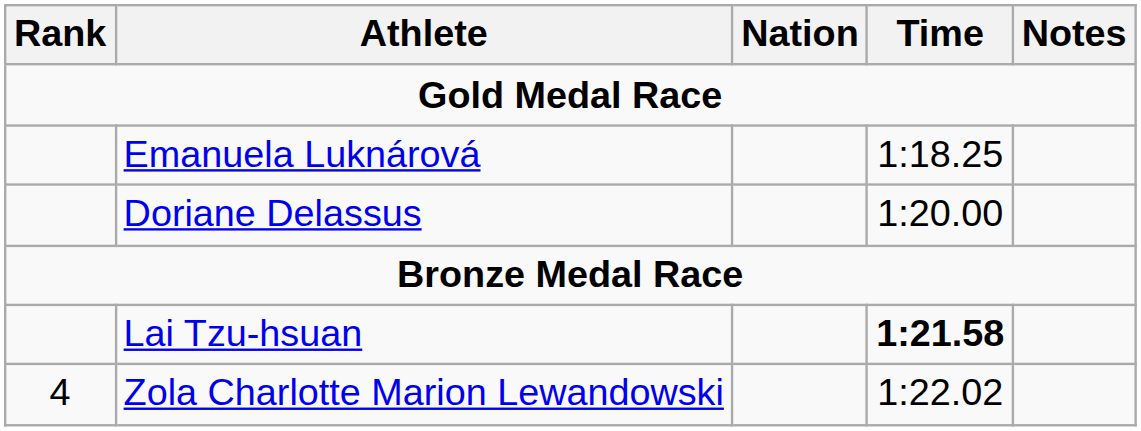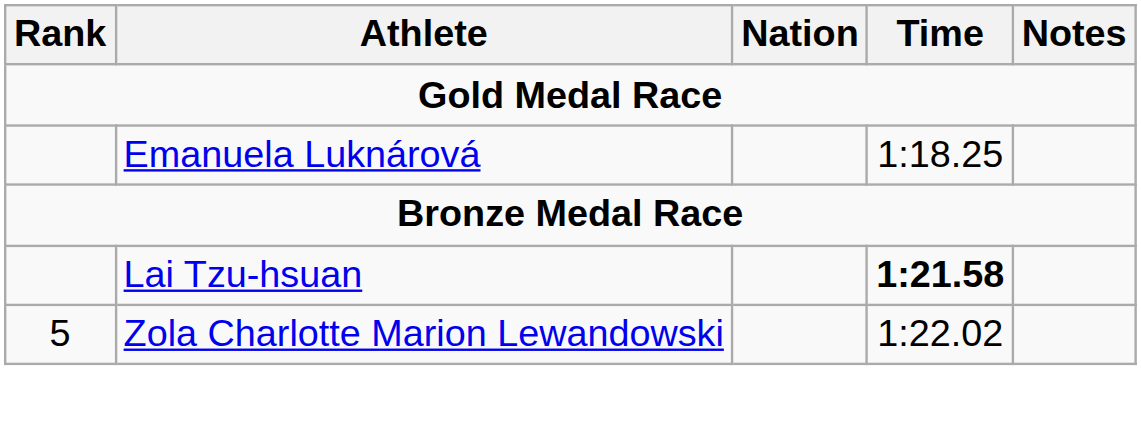- row: (273, 214)
(60, 393) 4 -> (60, 333) 5
